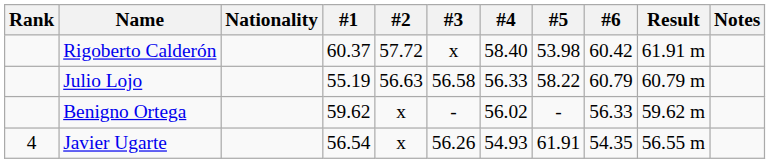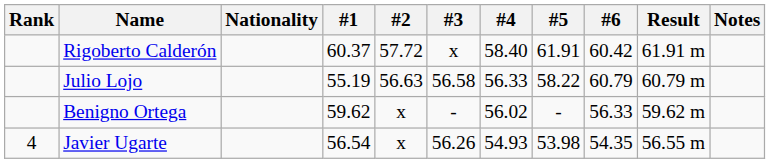(559, 50) 53.98 -> (559, 50) 61.91
(559, 142) 61.91 -> (559, 142) 53.98
